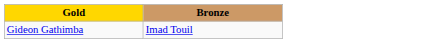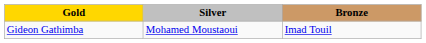+ column: (213, 13)
